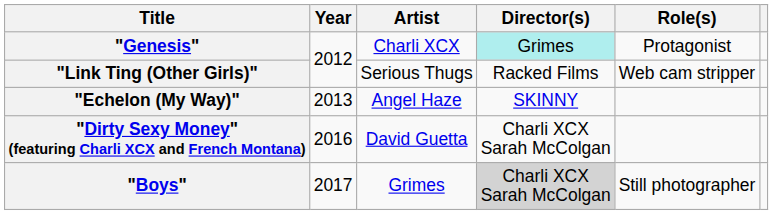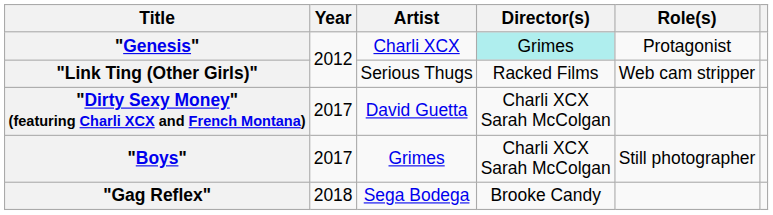- row: (157, 101)
(333, 138) 2016 -> (333, 111) 2017
(546, 186) lightgrey background -> (546, 158) no background
+ row: (157, 195)
